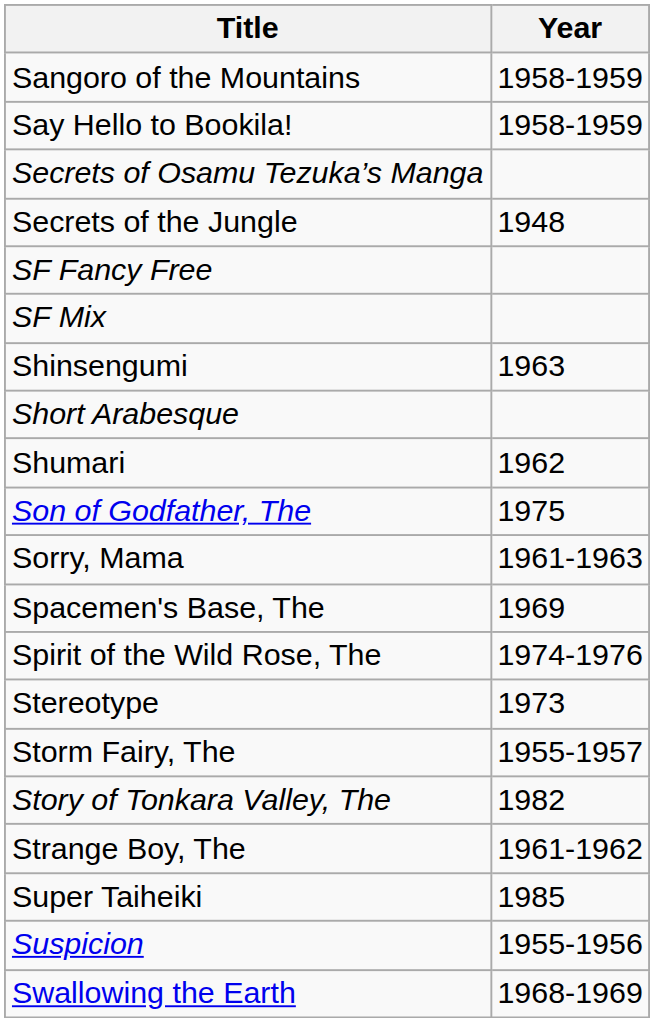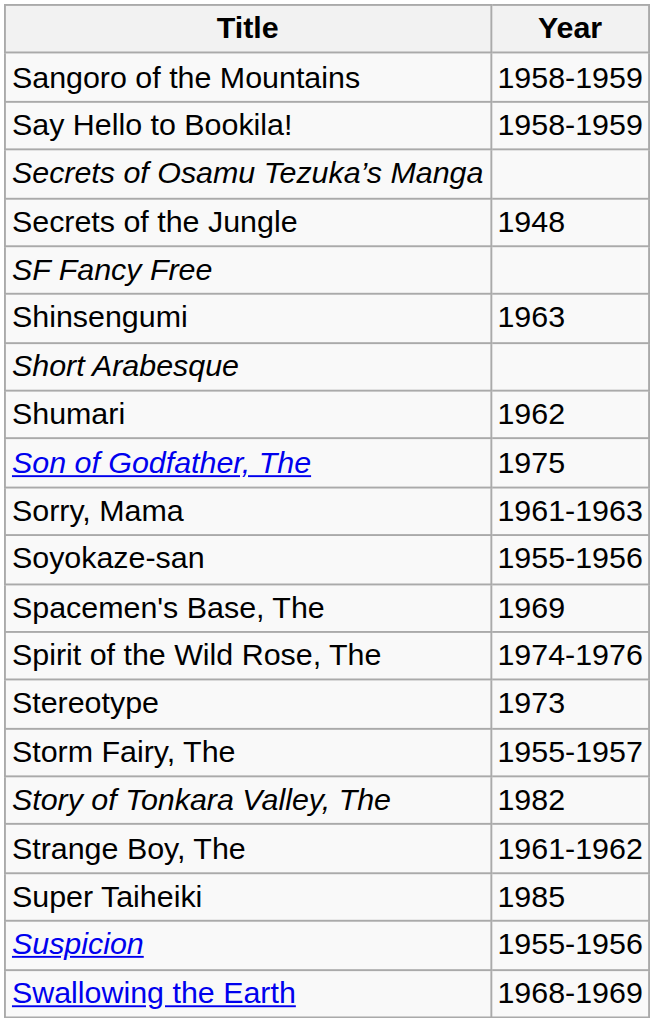- row: (59, 317)
+ row: (108, 558)
